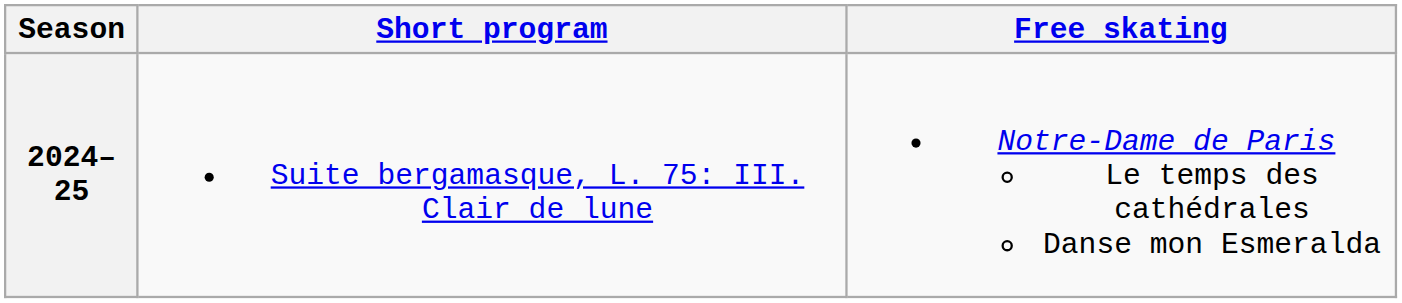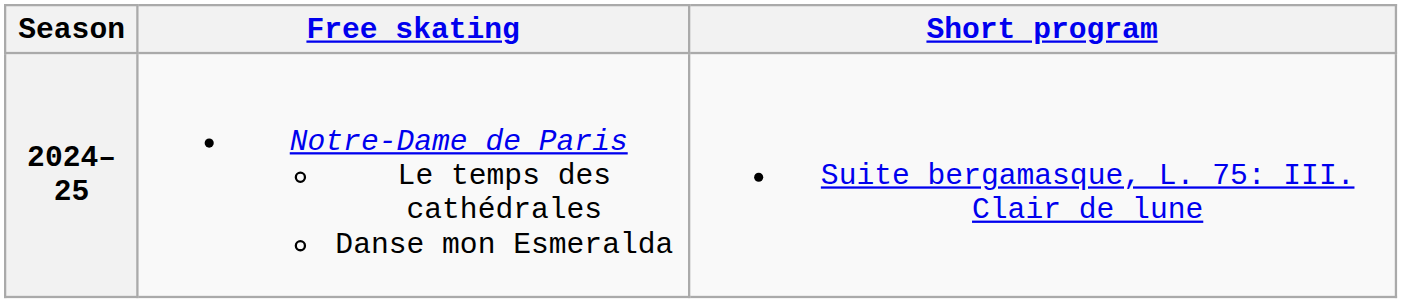columns swapped: (492, 29) <-> (1121, 29)
